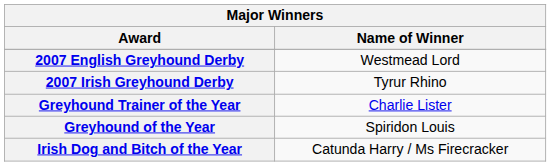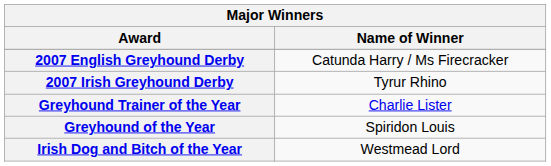(410, 60) Westmead Lord -> (410, 60) Catunda Harry / Ms Firecracker
(410, 149) Catunda Harry / Ms Firecracker -> (410, 149) Westmead Lord
